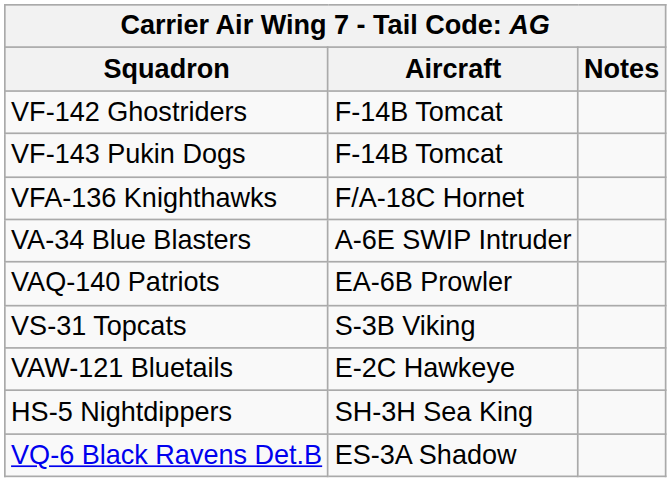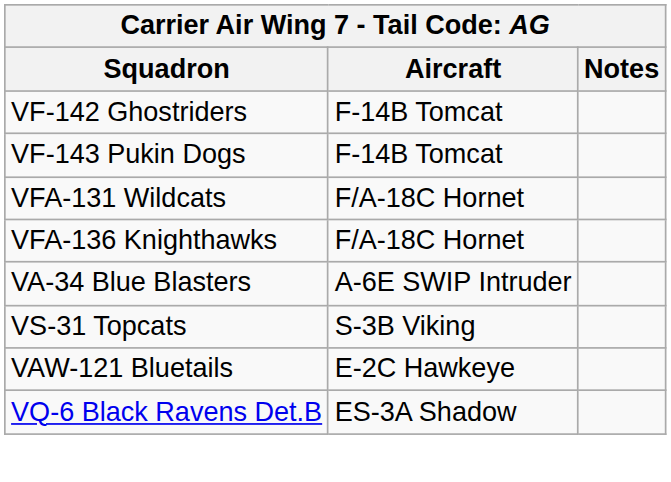+ row: (119, 197)
- row: (115, 283)
- row: (122, 411)
